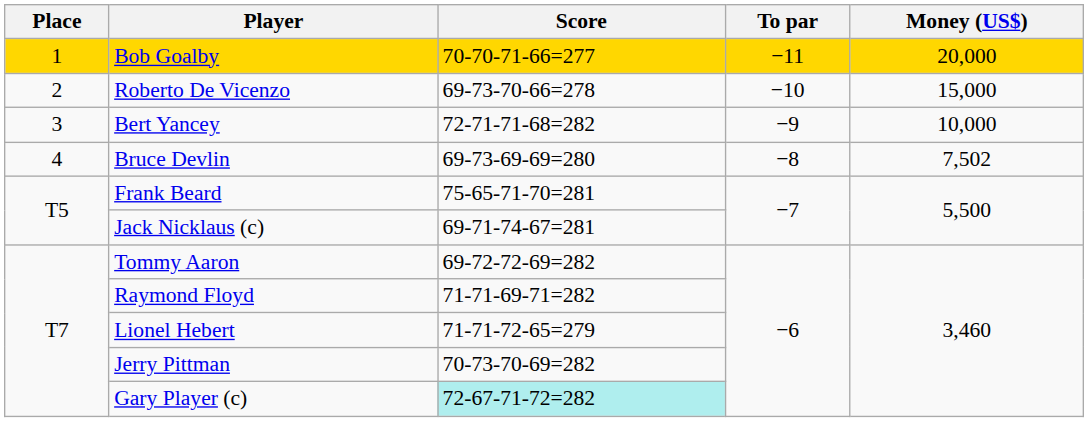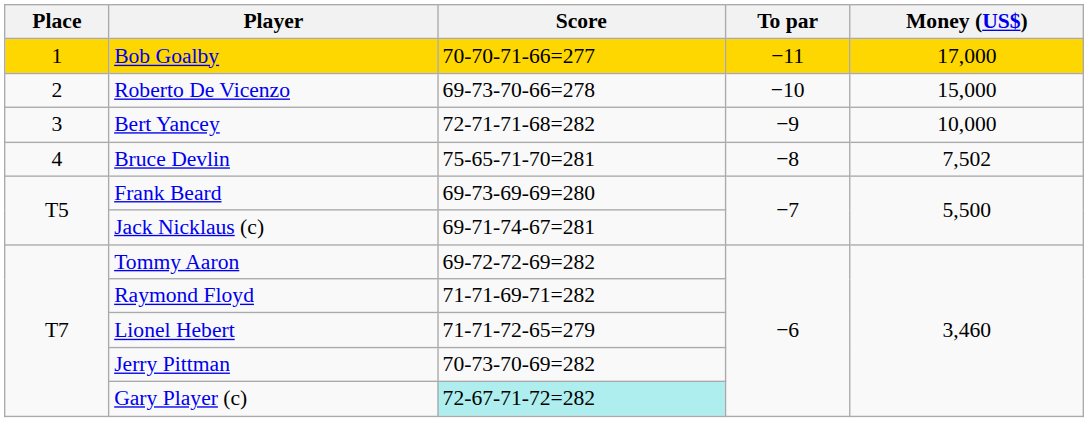(967, 55) 20,000 -> (967, 55) 17,000
(519, 158) 69-73-69-69=280 -> (519, 158) 75-65-71-70=281
(519, 192) 75-65-71-70=281 -> (519, 192) 69-73-69-69=280
